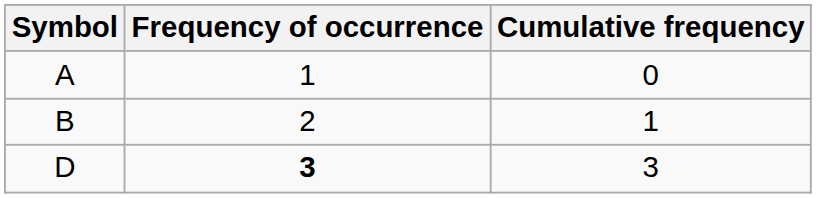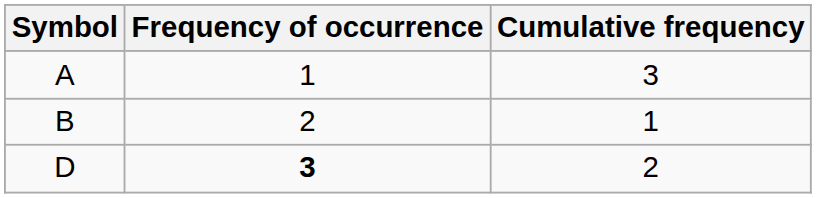(651, 74) 0 -> (651, 74) 3
(651, 167) 3 -> (651, 167) 2
